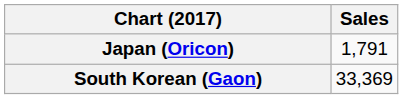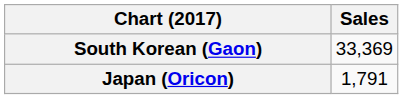rows swapped: (168, 78) <-> (168, 49)
